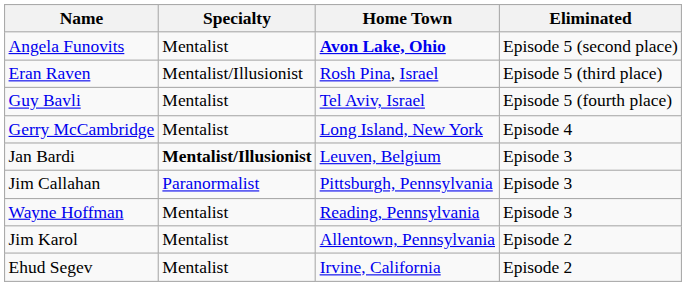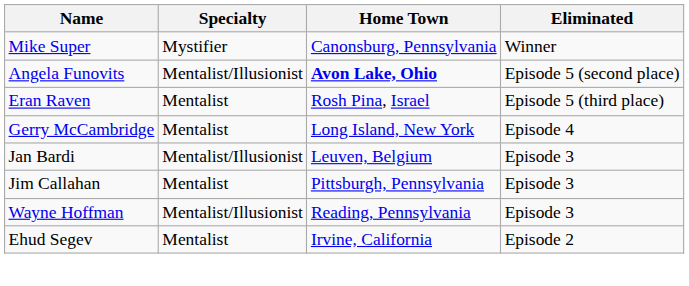+ row: (49, 45)
(195, 45) Mentalist -> (233, 73) Mentalist/Illusionist
(233, 73) Mentalist/Illusionist -> (195, 101) Mentalist
- row: (45, 101)
(237, 156) bold -> (233, 156) normal
(211, 184) Paranormalist -> (195, 184) Mentalist
(195, 211) Mentalist -> (233, 211) Mentalist/Illusionist
- row: (43, 239)
